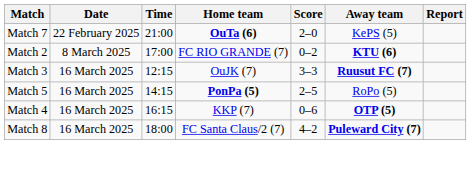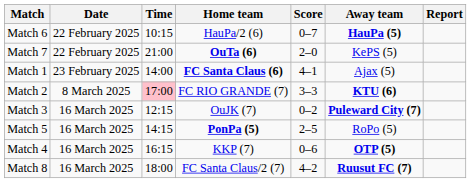+ row: (27, 33)
+ row: (27, 71)
(159, 52) no background -> (159, 91) pink background
(308, 52) 0–2 -> (308, 91) 3–3
(308, 71) 3–3 -> (308, 110) 0–2
(374, 71) Ruusut FC (7) -> (374, 110) Puleward City (7)
(374, 129) Puleward City (7) -> (374, 168) Ruusut FC (7)
